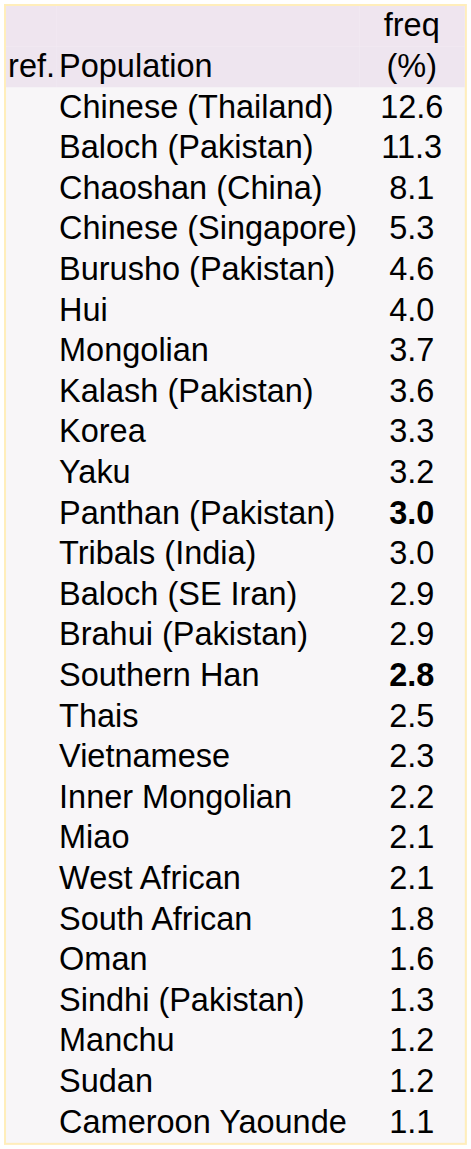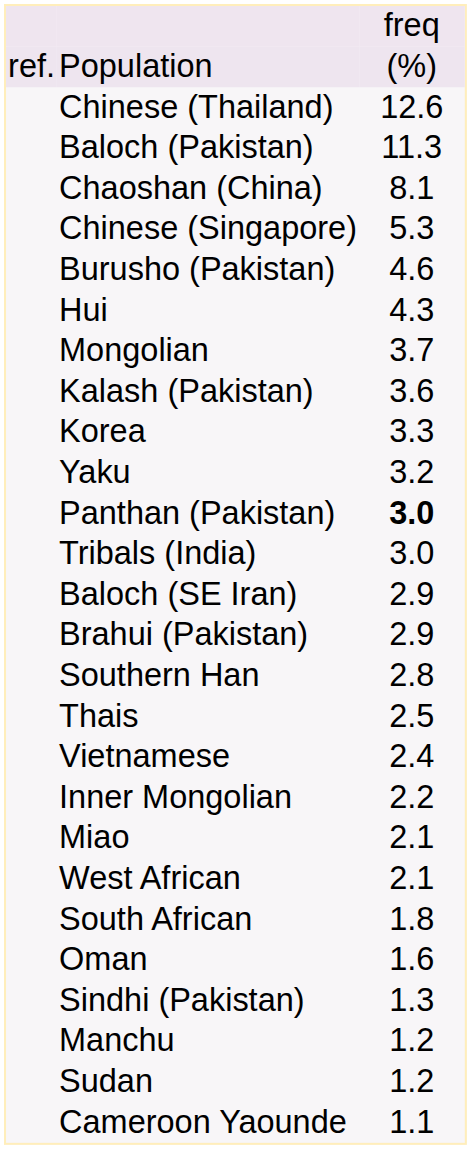(412, 310) 4.0 -> (412, 310) 4.3
(412, 675) bold -> (412, 675) normal
(412, 756) 2.3 -> (412, 756) 2.4
